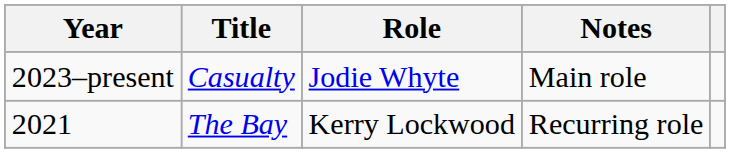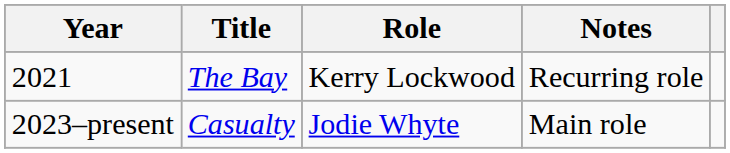rows swapped: (42, 123) <-> (93, 76)
